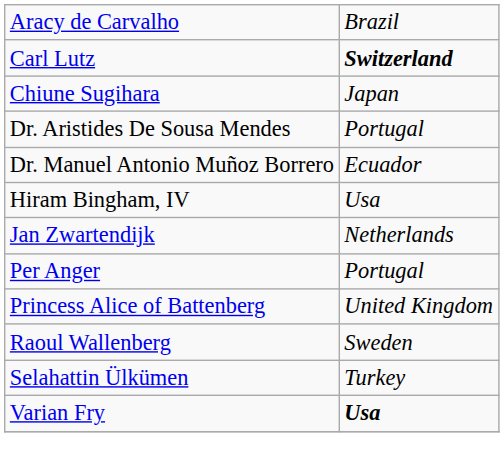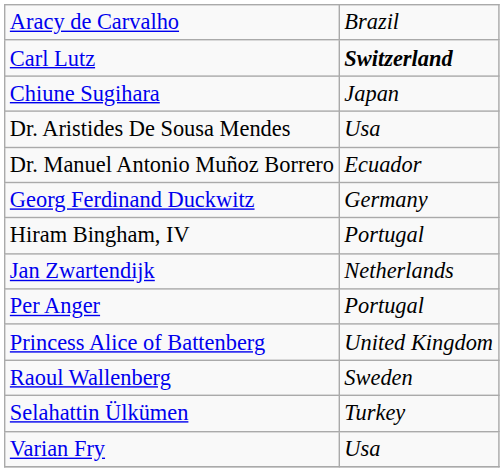(384, 128) Portugal -> (362, 128) Usa
+ row: (132, 199)
(362, 199) Usa -> (384, 235) Portugal
(362, 413) bold -> (362, 448) normal
